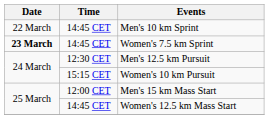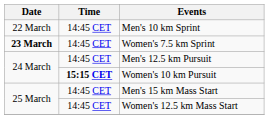(89, 59) 12:30 CET -> (89, 59) 14:45 CET
(89, 75) normal -> (89, 75) bold
(89, 91) 12:00 CET -> (89, 91) 14:45 CET
